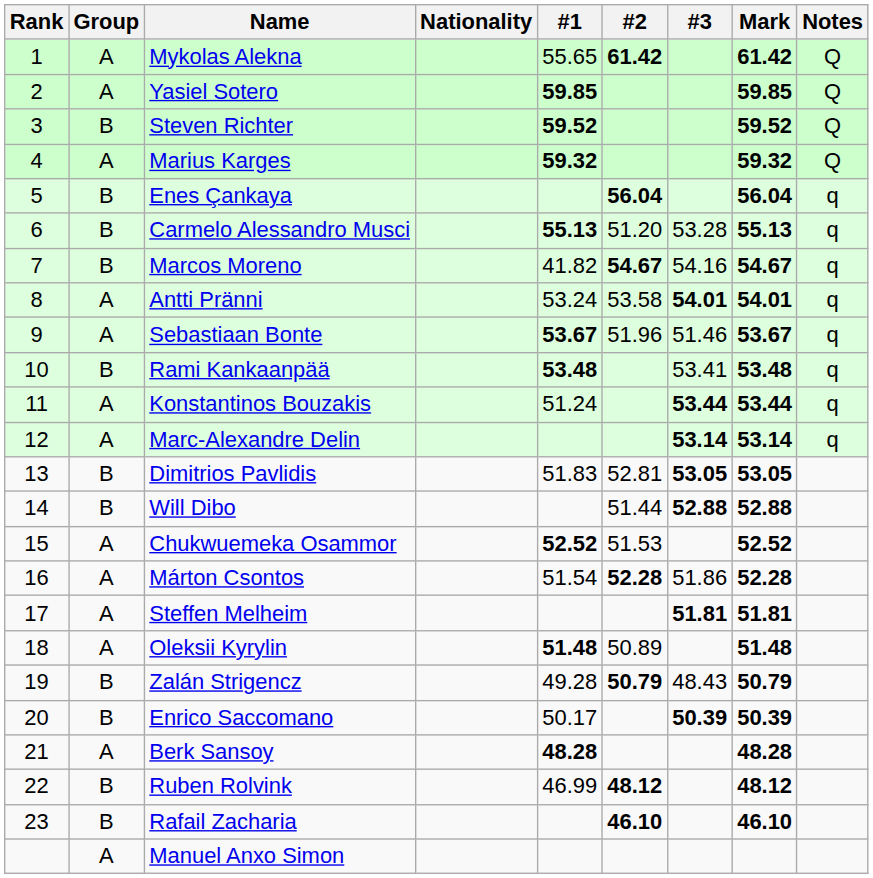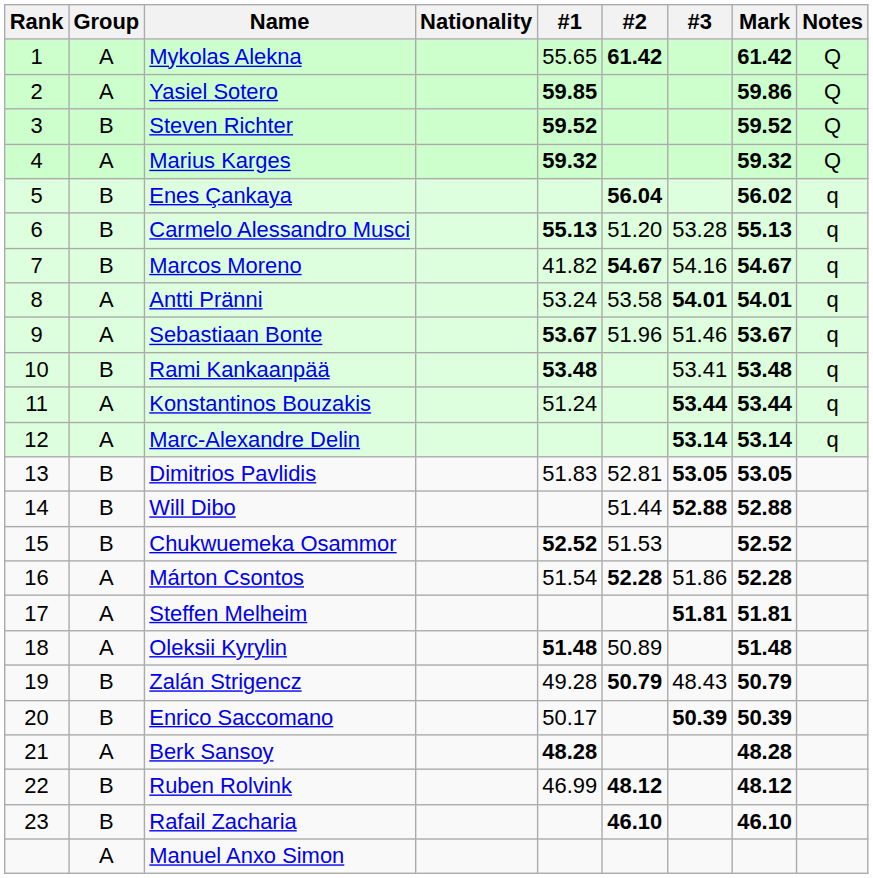(765, 91) 59.85 -> (765, 91) 59.86
(765, 195) 56.04 -> (765, 195) 56.02
(106, 543) A -> (106, 543) B
